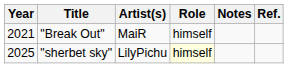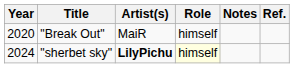(21, 33) 2021 -> (21, 33) 2020
(21, 53) 2025 -> (21, 53) 2024
(142, 53) normal -> (145, 53) bold
